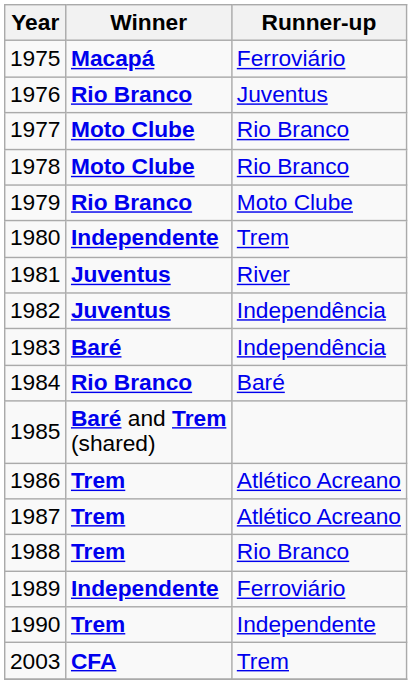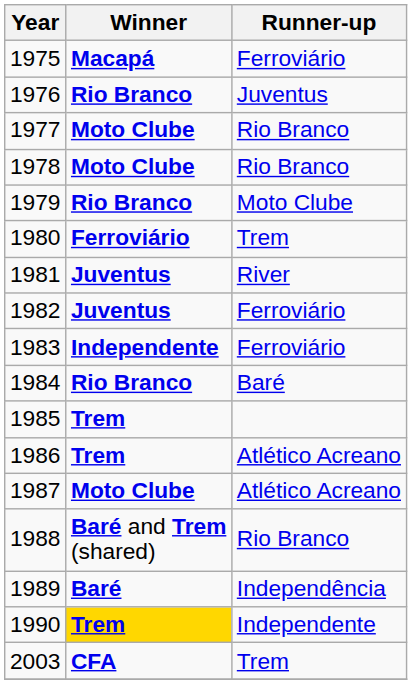(145, 238) Independente -> (130, 238) Ferroviário
(311, 310) Independência -> (291, 310) Ferroviário
(96, 346) Baré -> (145, 346) Independente
(311, 346) Independência -> (291, 346) Ferroviário
(149, 431) Baré and Trem (shared) -> (98, 418) Trem
(98, 516) Trem -> (133, 490) Moto Clube
(98, 552) Trem -> (149, 539) Baré and Trem (shared)
(145, 588) Independente -> (96, 588) Baré
(291, 588) Ferroviário -> (311, 588) Independência
(98, 624) no background -> (98, 624) gold background
